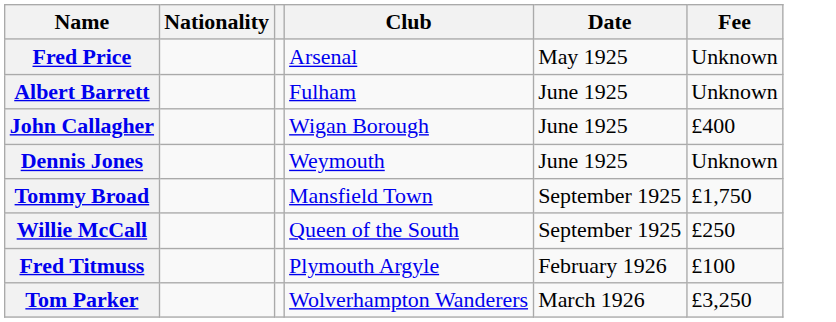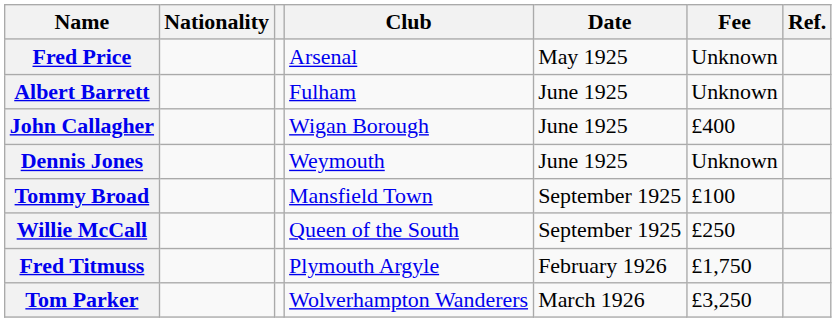+ column: (807, 21)
(721, 195) £1,750 -> (713, 195) £100
(713, 265) £100 -> (721, 265) £1,750
